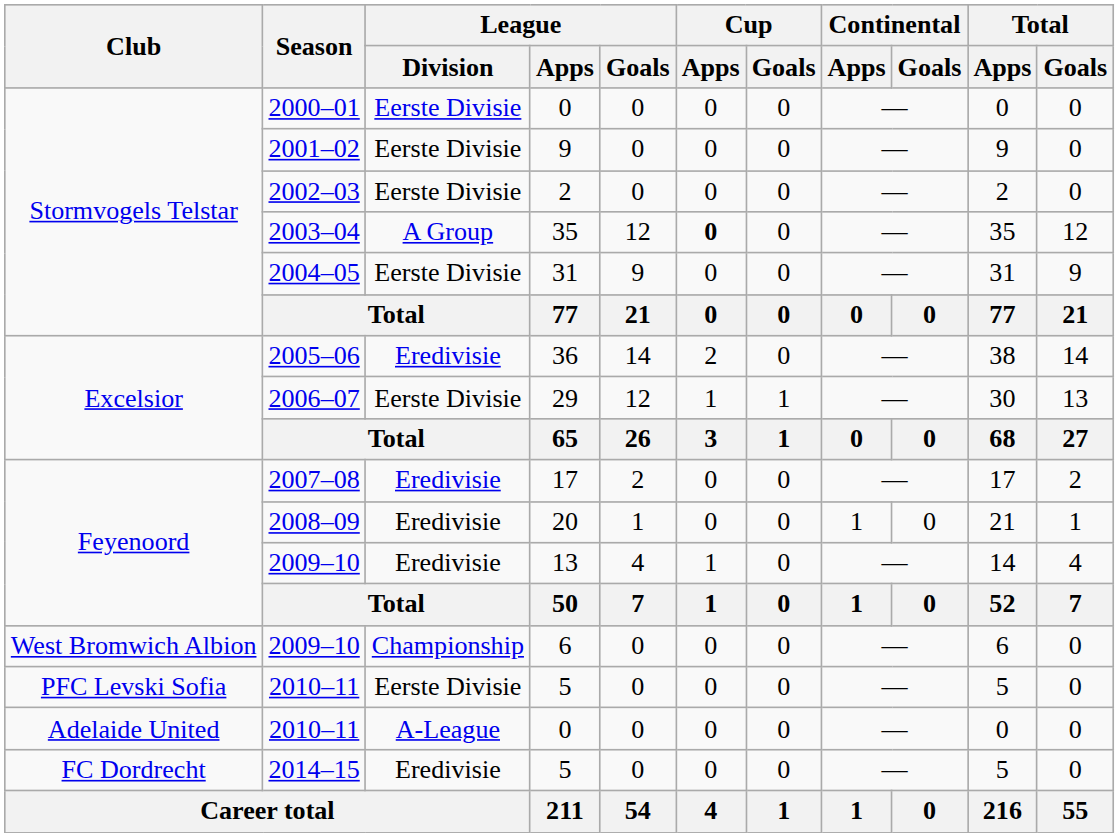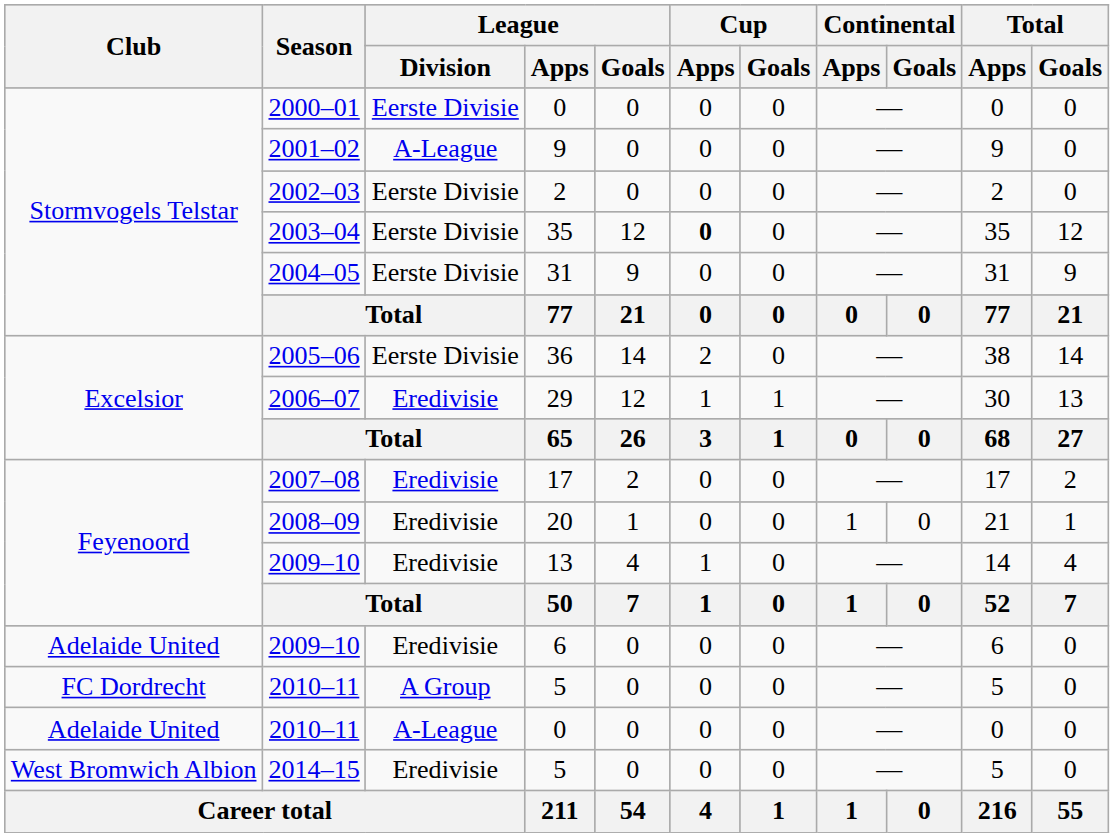(448, 149) Eerste Divisie -> (445, 149) A-League
(448, 231) A Group -> (445, 231) Eerste Divisie
(448, 356) Eredivisie -> (445, 356) Eerste Divisie
(448, 397) Eerste Divisie -> (445, 397) Eredivisie
(134, 645) West Bromwich Albion -> (134, 645) Adelaide United
(448, 645) Championship -> (445, 645) Eredivisie
(134, 686) PFC Levski Sofia -> (134, 686) FC Dordrecht
(448, 686) Eerste Divisie -> (445, 686) A Group
(134, 769) FC Dordrecht -> (134, 769) West Bromwich Albion
